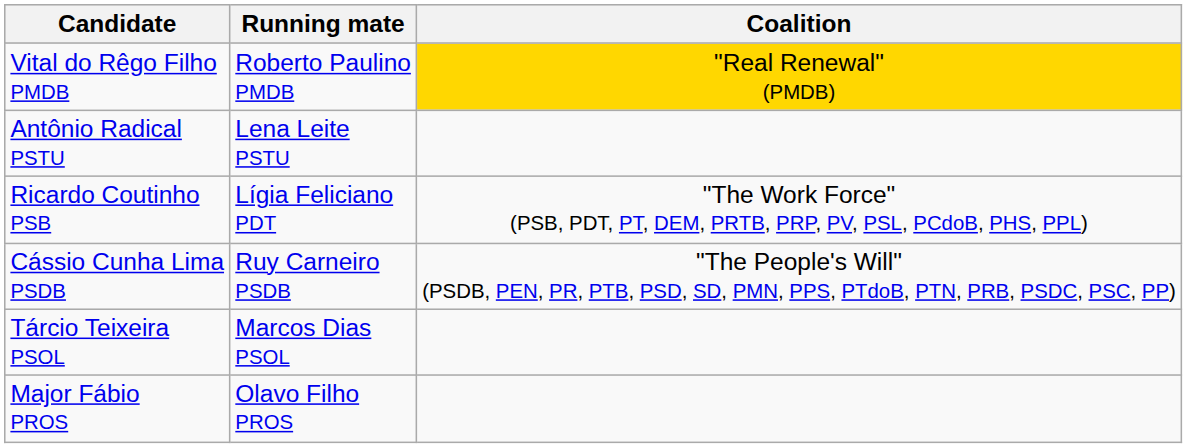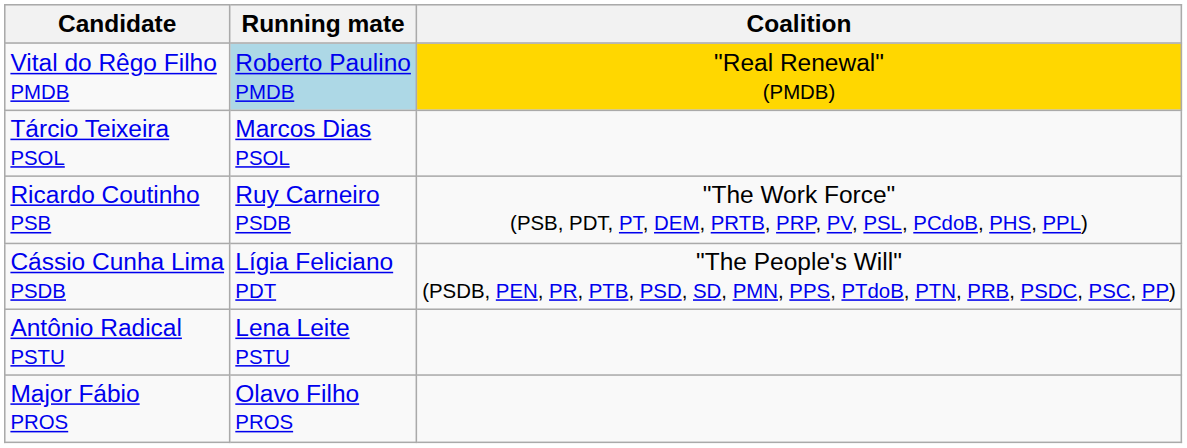(323, 76) no background -> (323, 76) lightblue background
rows swapped: (96, 142) <-> (90, 341)
(314, 209) Lígia Feliciano PDT -> (307, 209) Ruy Carneiro PSDB
(307, 275) Ruy Carneiro PSDB -> (314, 275) Lígia Feliciano PDT
